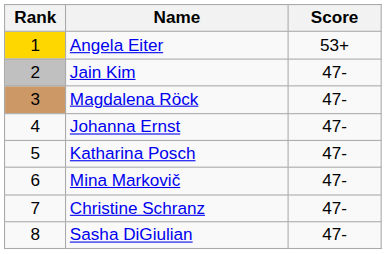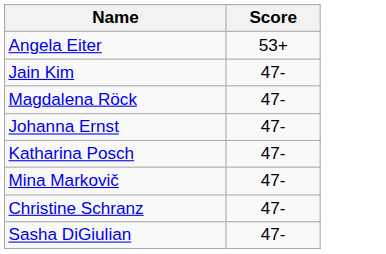- column: (35, 18)
